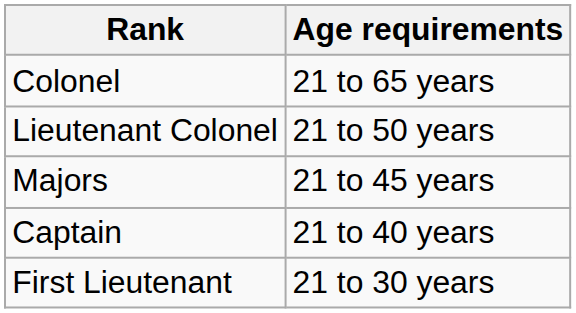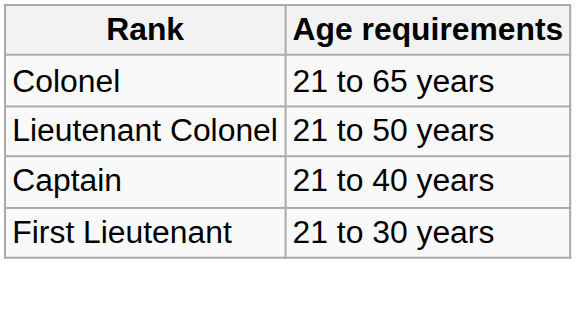- row: (60, 181)
